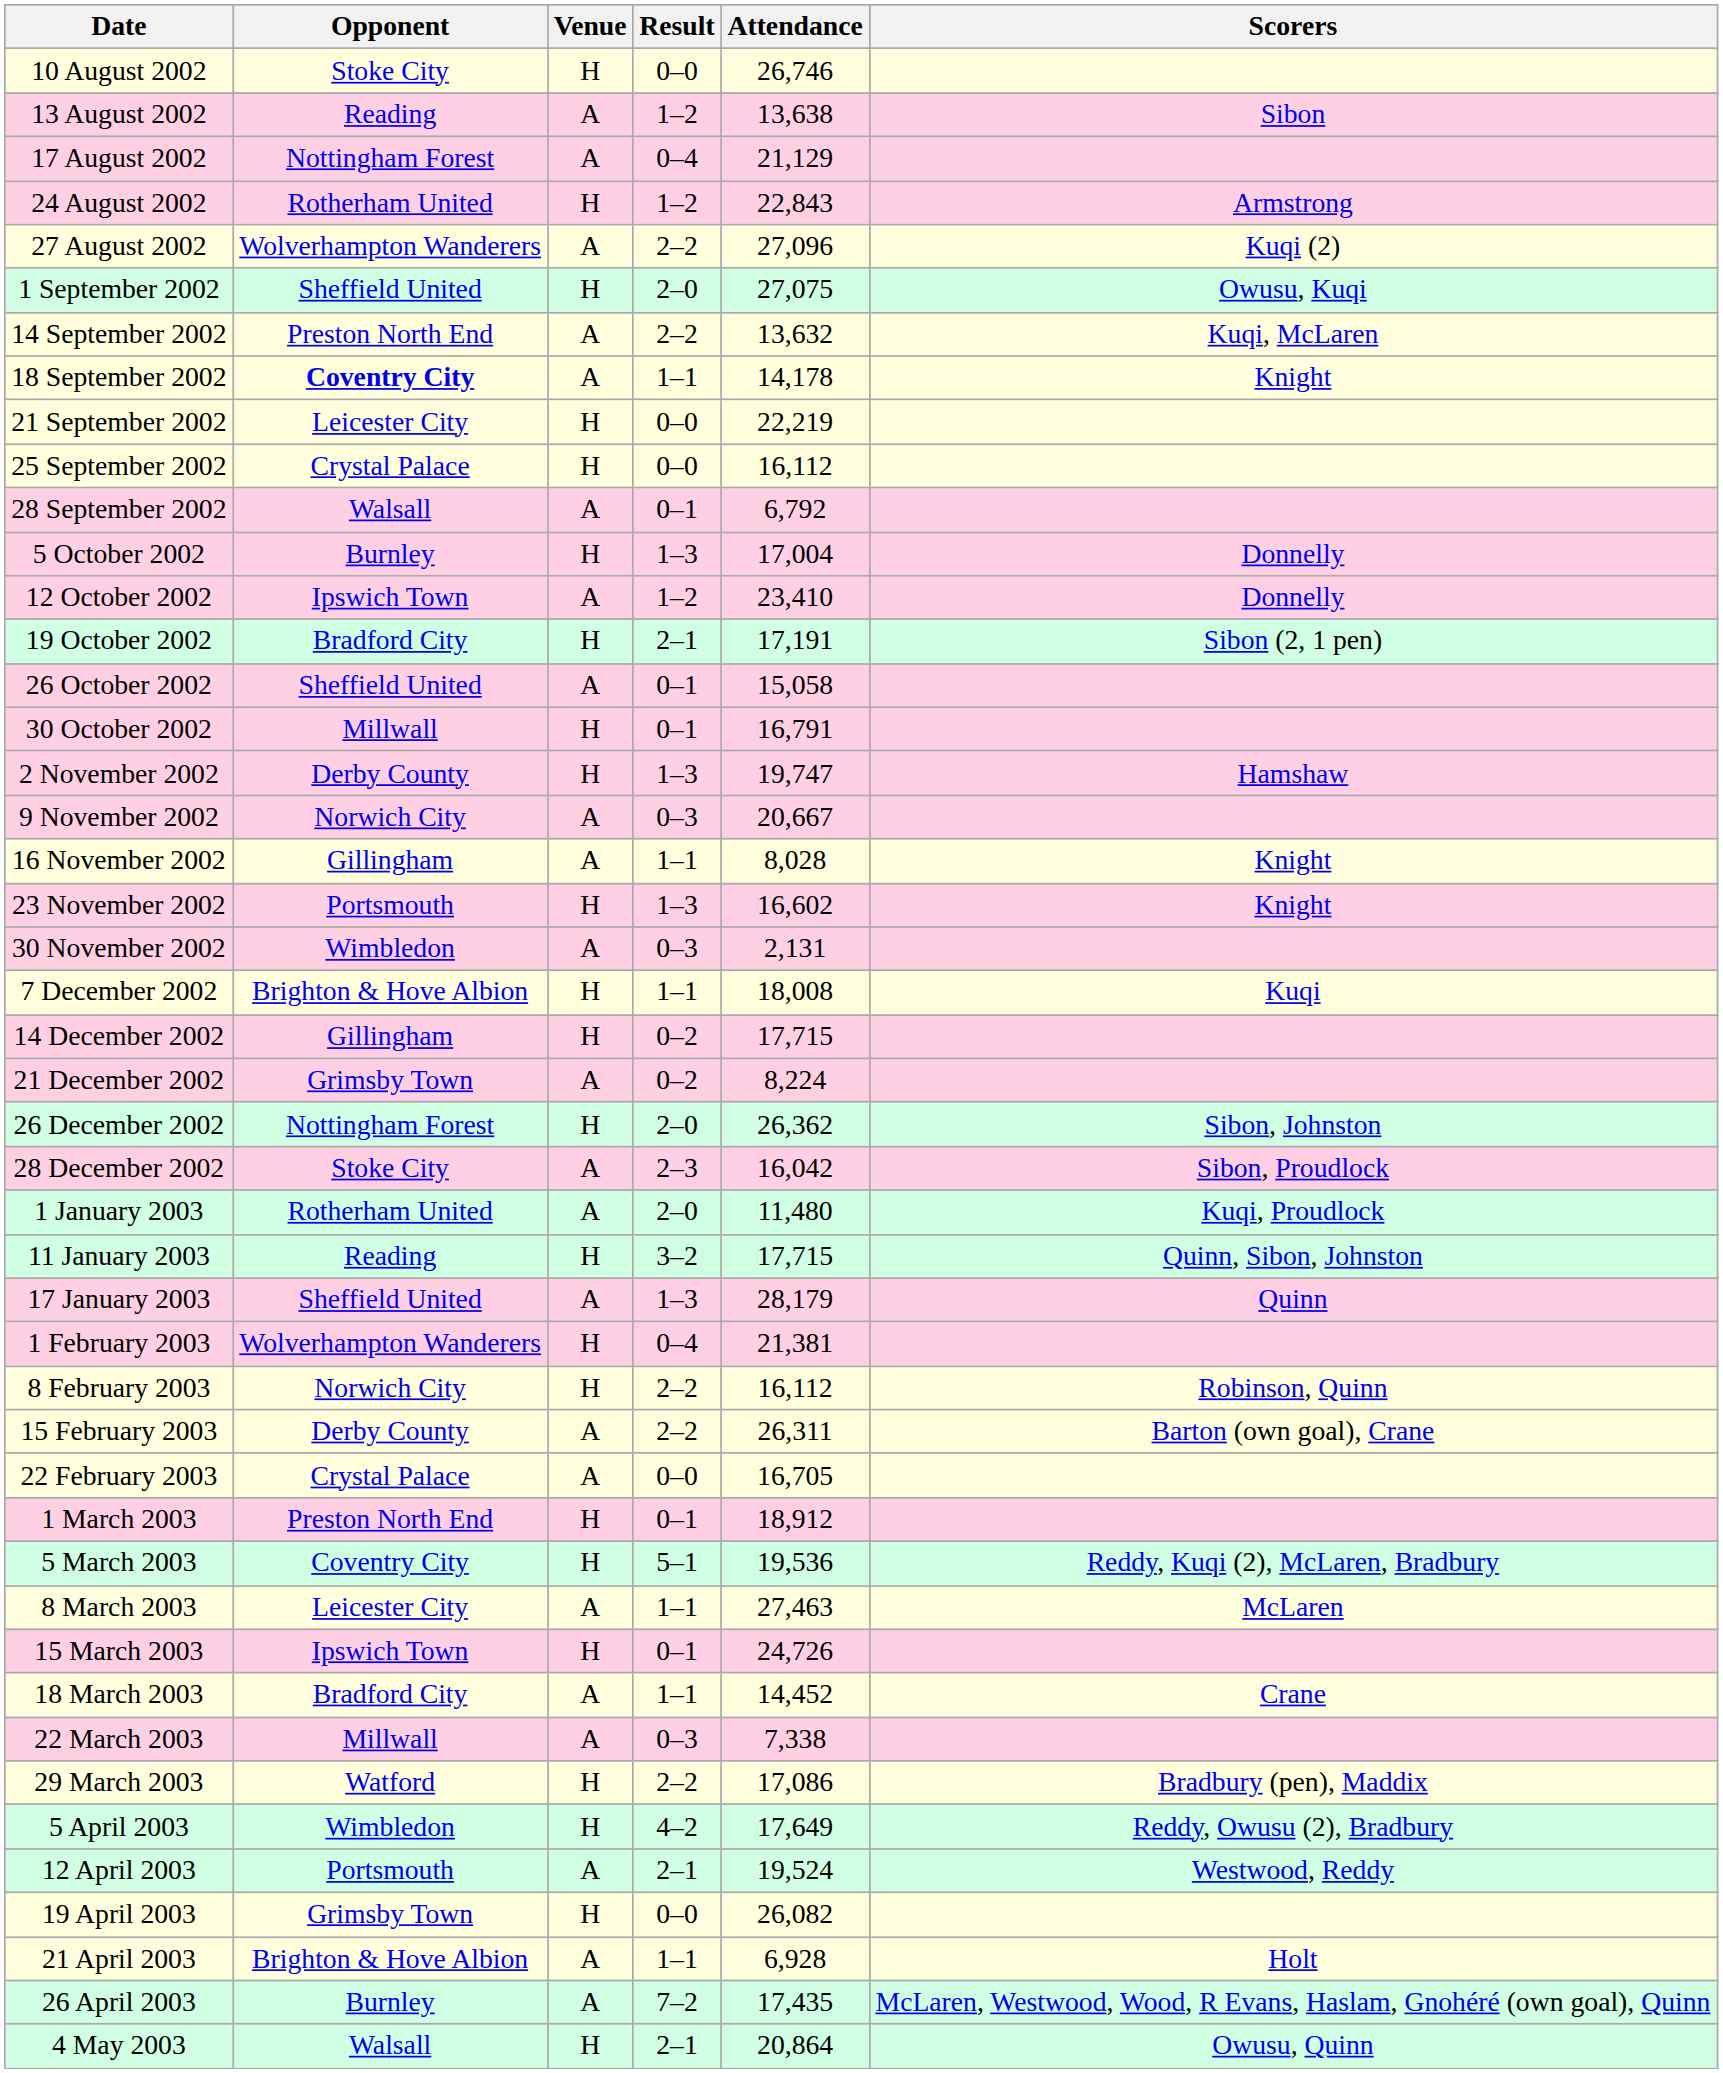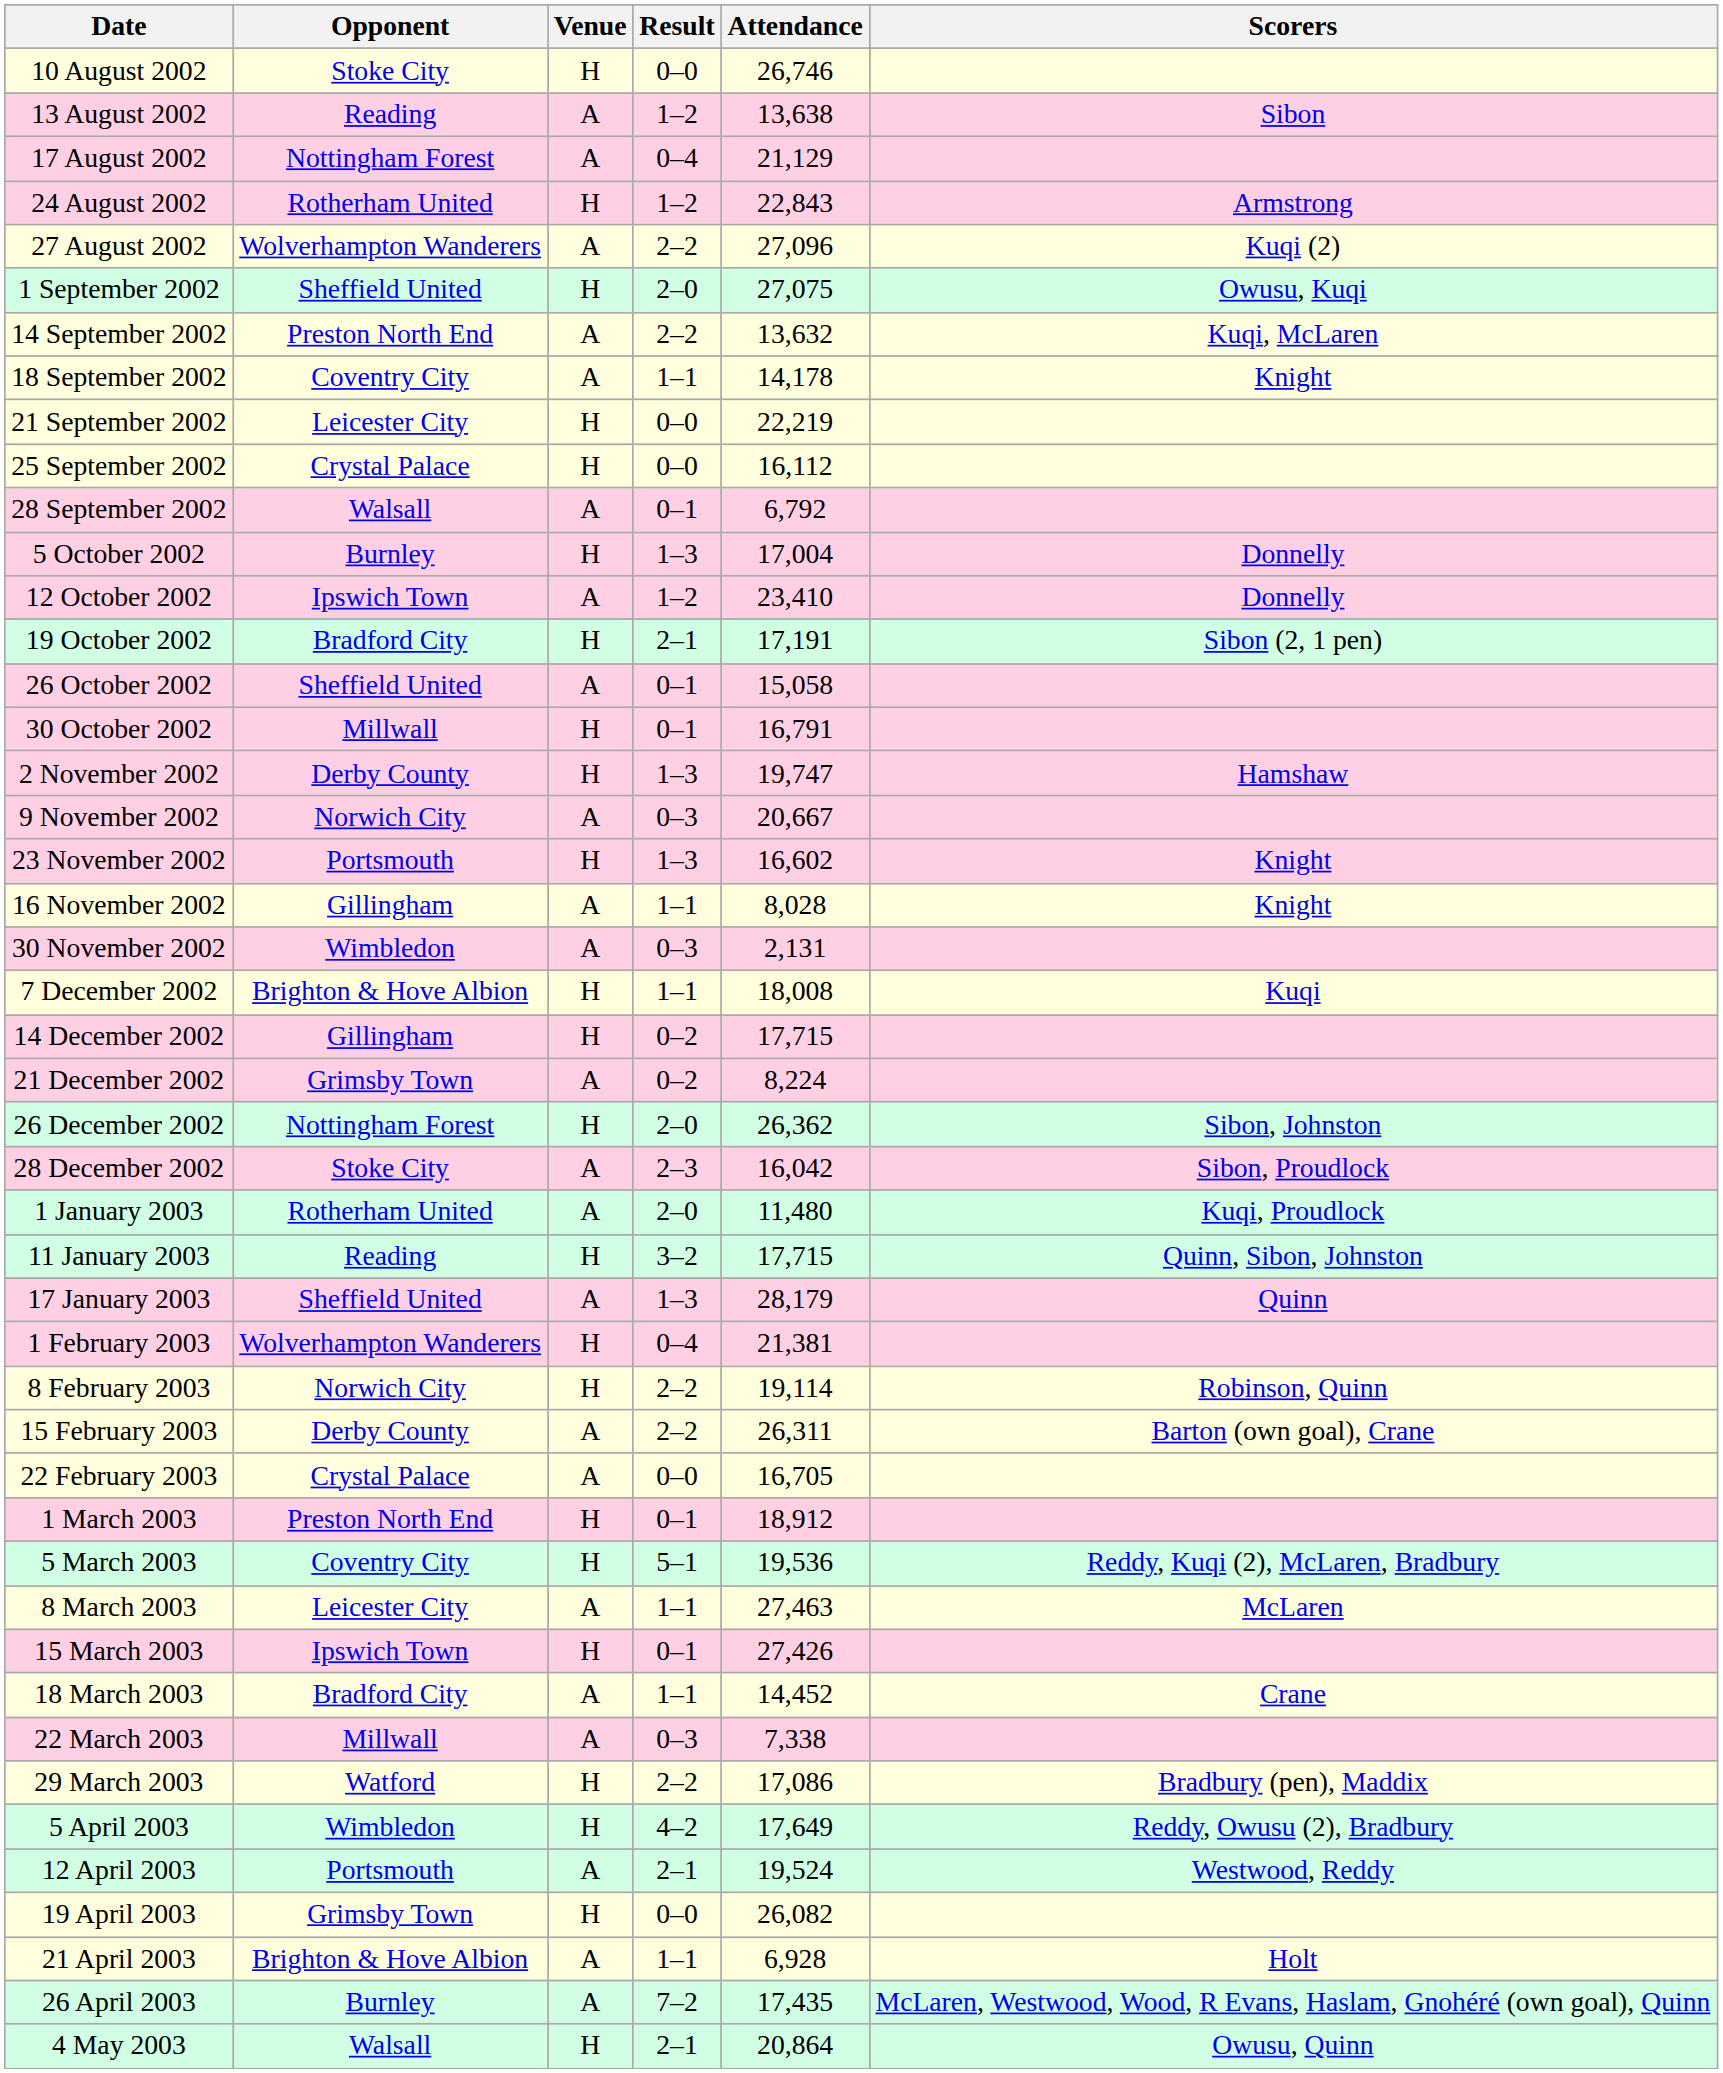(390, 377) bold -> (390, 377) normal
rows swapped: (119, 860) <-> (119, 904)
(795, 1387) 16,112 -> (795, 1387) 19,114
(795, 1650) 24,726 -> (795, 1650) 27,426
